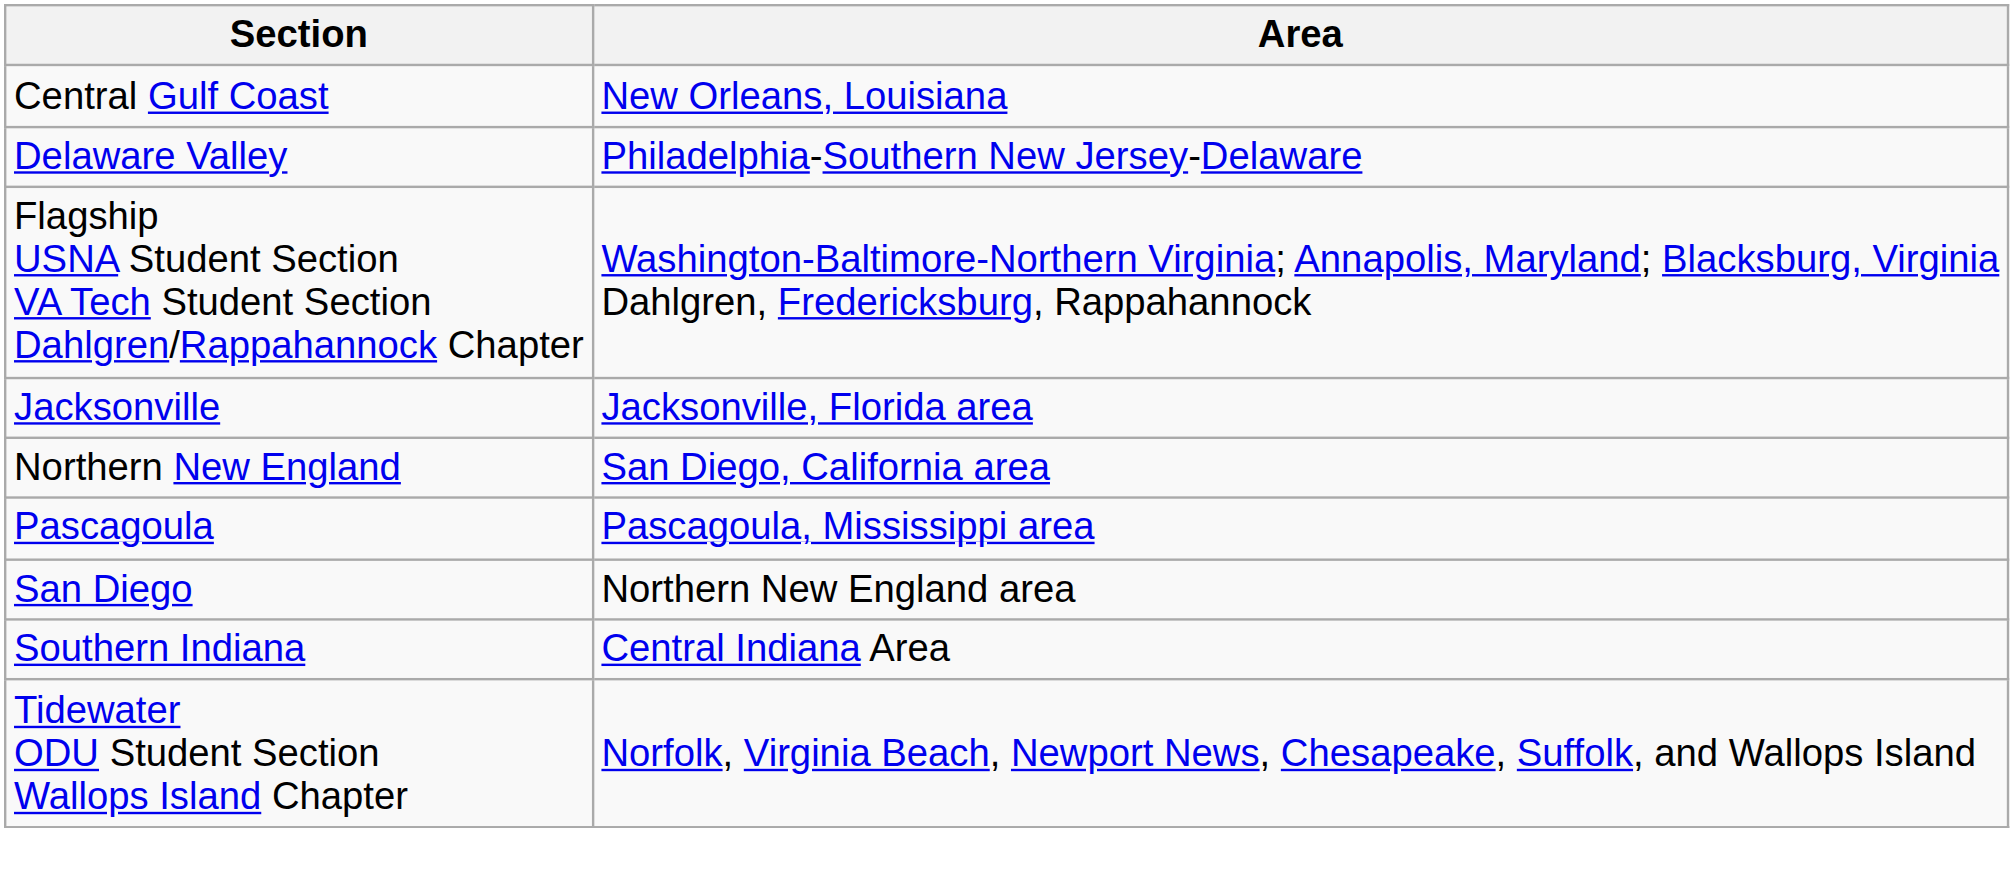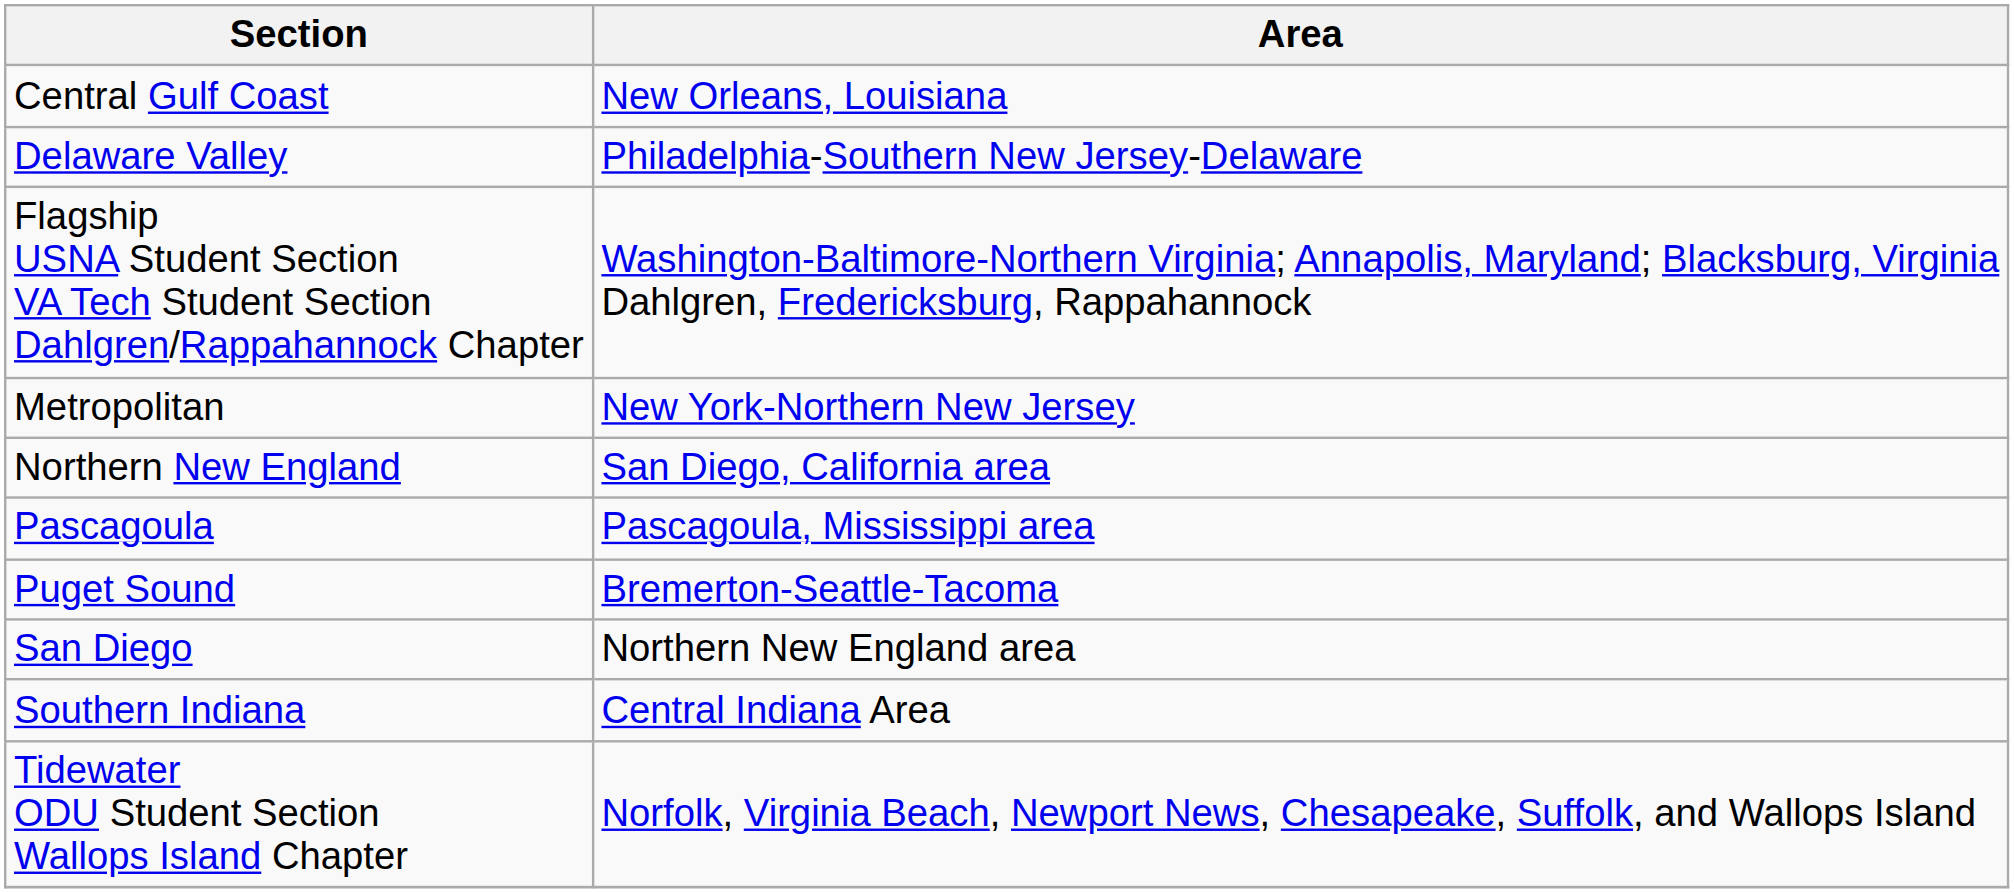- row: (117, 406)
+ row: (119, 406)
+ row: (125, 588)
